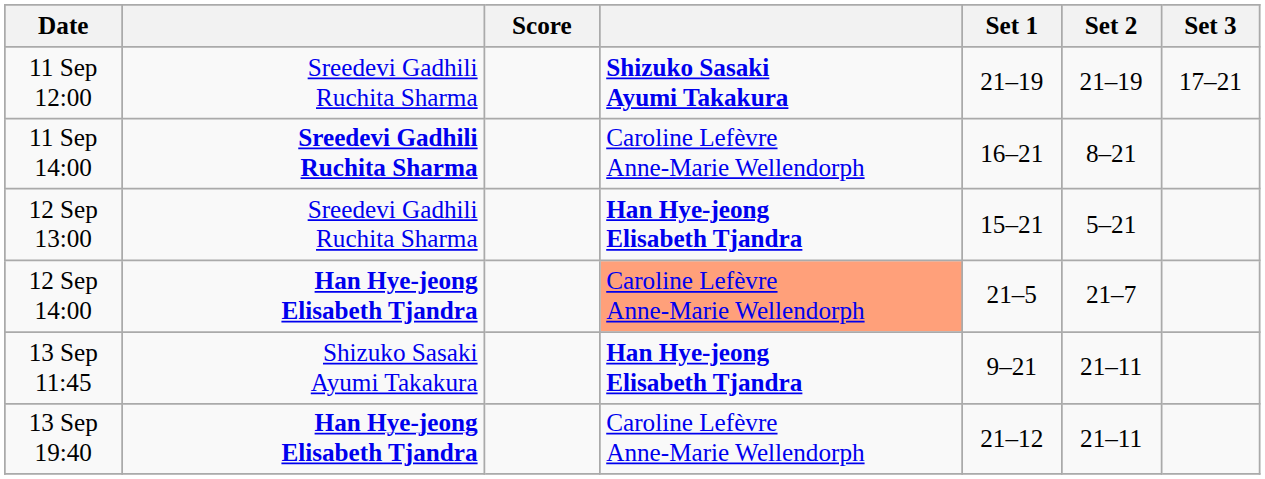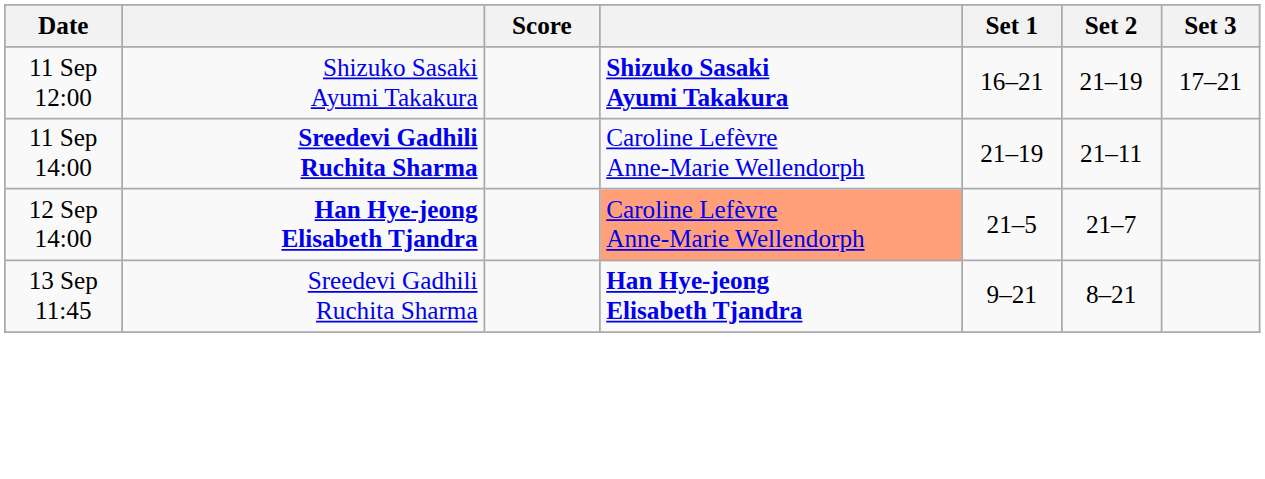(393, 82) Sreedevi Gadhili Ruchita Sharma -> (394, 82) Shizuko Sasaki Ayumi Takakura
(1012, 82) 21–19 -> (1012, 82) 16–21
(1012, 153) 16–21 -> (1012, 153) 21–19
(1111, 153) 8–21 -> (1111, 153) 21–11
- row: (63, 224)
(394, 367) Shizuko Sasaki Ayumi Takakura -> (393, 296) Sreedevi Gadhili Ruchita Sharma
(1111, 367) 21–11 -> (1111, 296) 8–21
- row: (63, 438)
